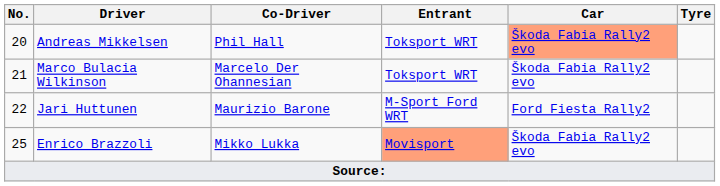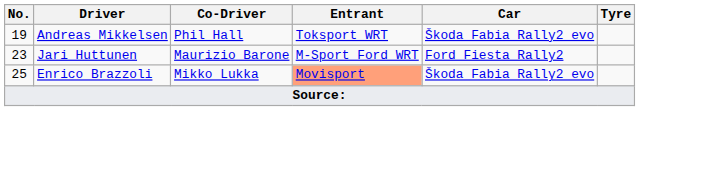(19, 42) 20 -> (19, 35) 19
(581, 42) lightsalmon background -> (510, 35) no background
- row: (87, 76)
(19, 110) 22 -> (19, 55) 23
